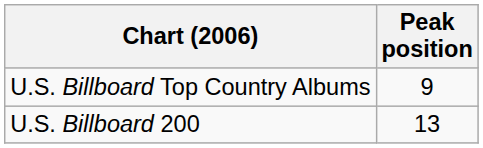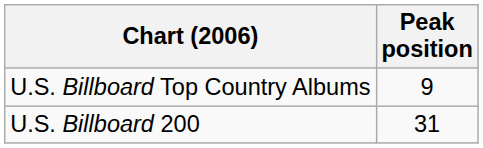(427, 124) 13 -> (427, 124) 31
